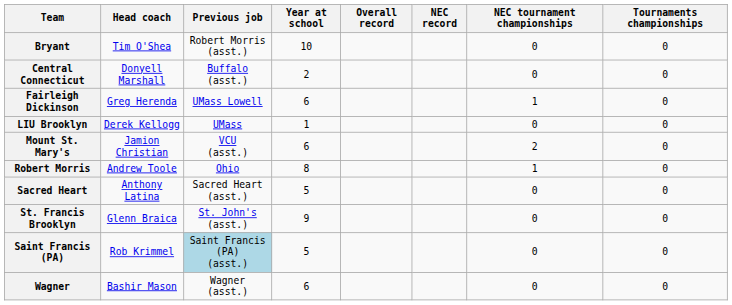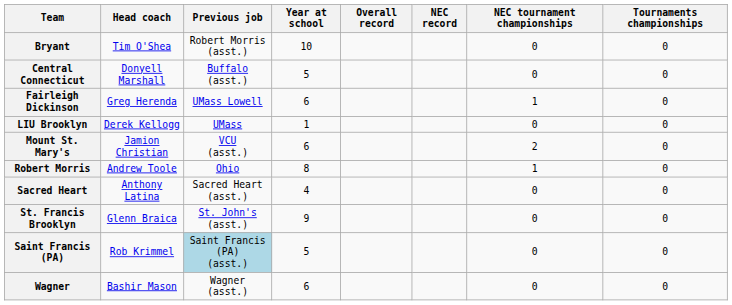(306, 74) 2 -> (306, 74) 5
(306, 190) 5 -> (306, 190) 4
